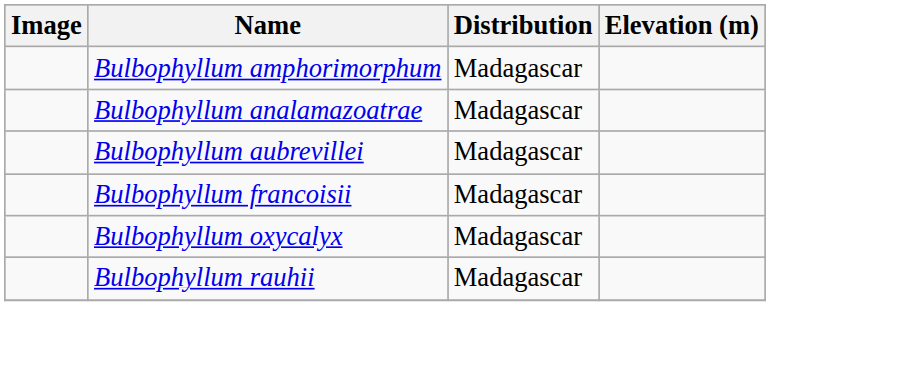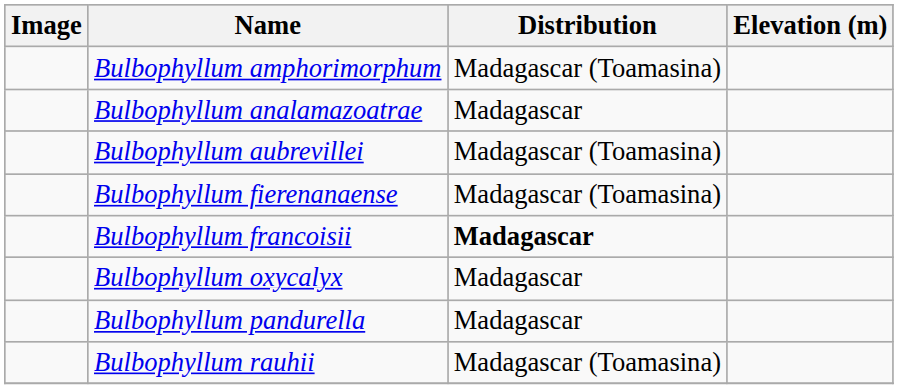(518, 67) Madagascar -> (587, 67) Madagascar (Toamasina)
(518, 151) Madagascar -> (587, 151) Madagascar (Toamasina)
+ row: (246, 194)
(518, 194) normal -> (524, 236) bold
+ row: (230, 320)
(518, 278) Madagascar -> (587, 362) Madagascar (Toamasina)
